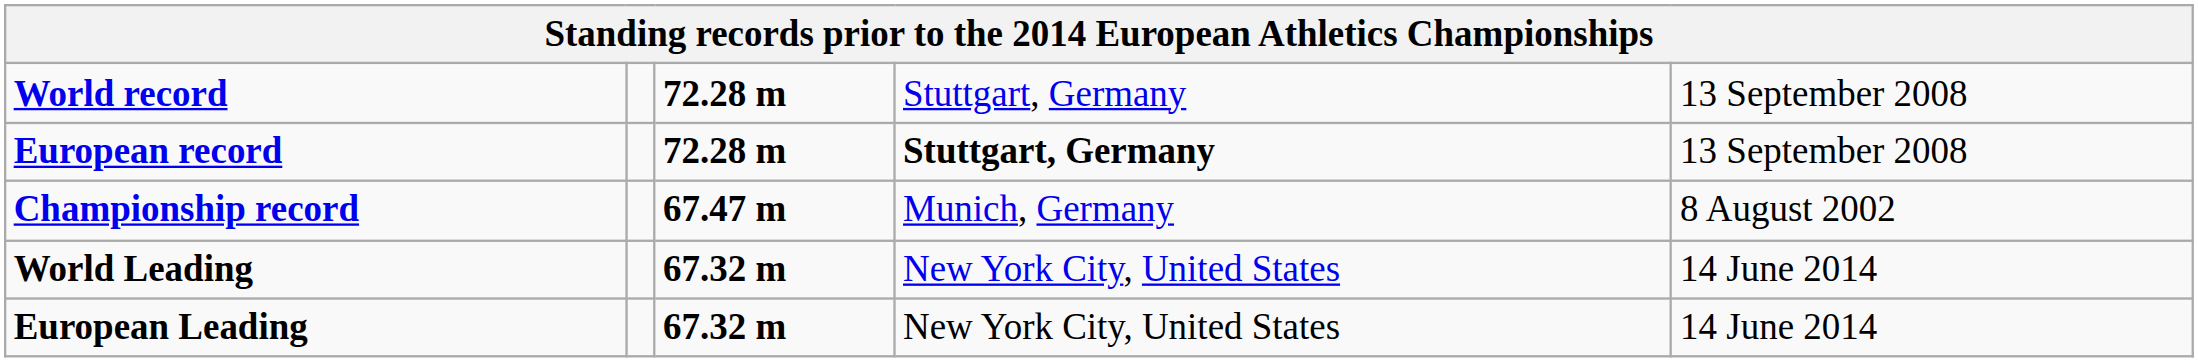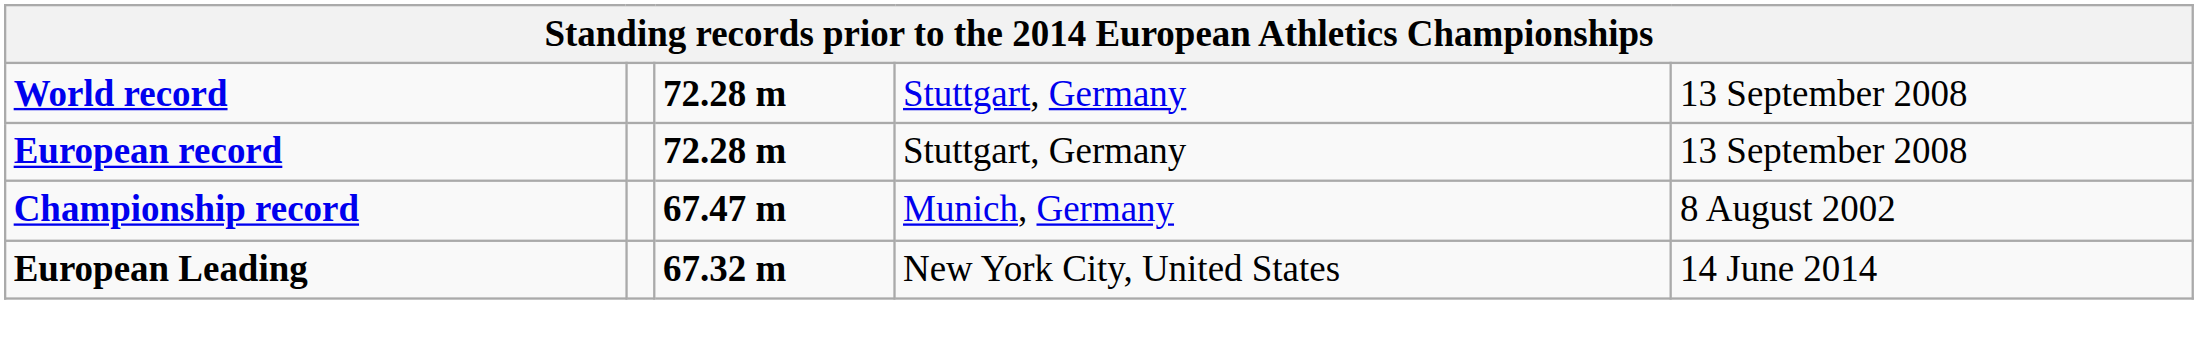(1059, 151) bold -> (1045, 151) normal
- row: (133, 268)
